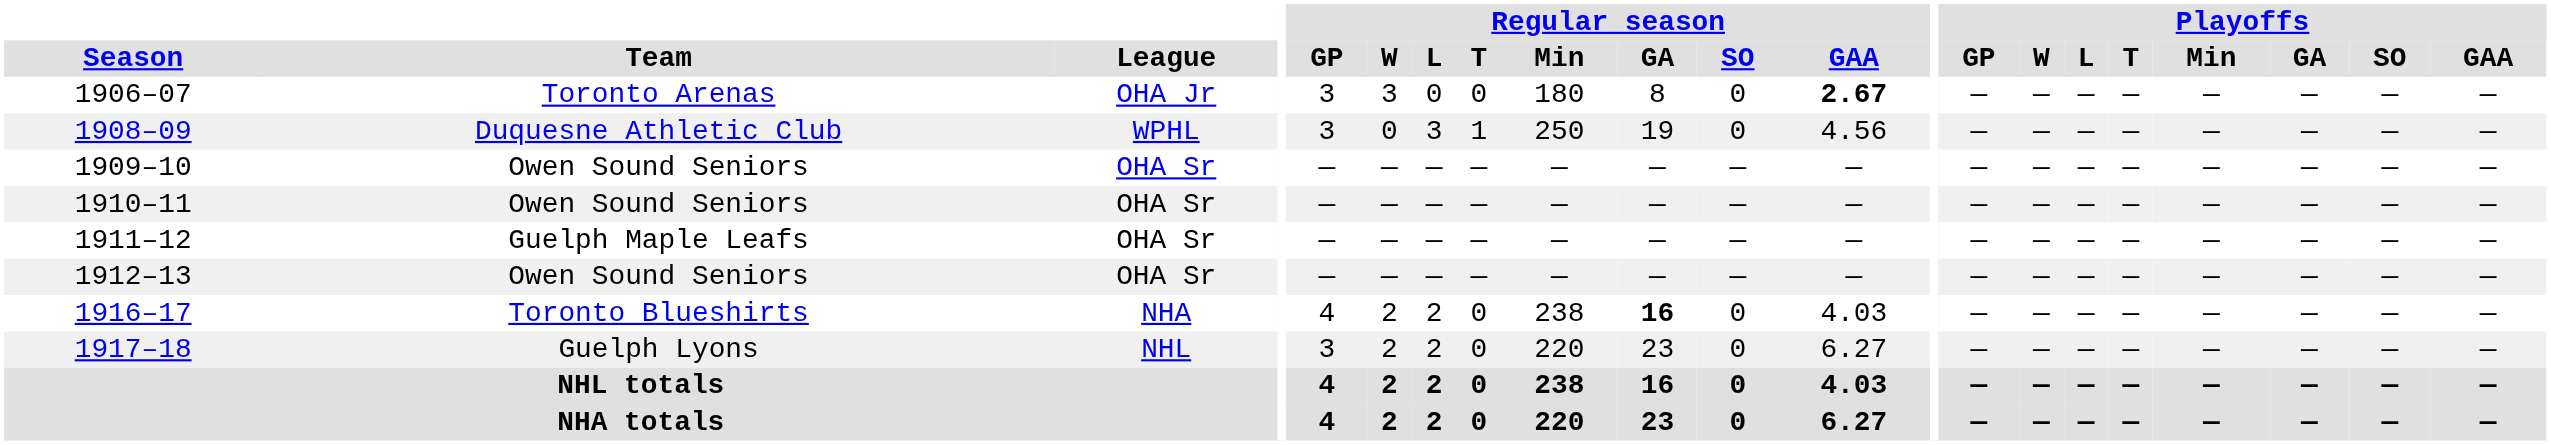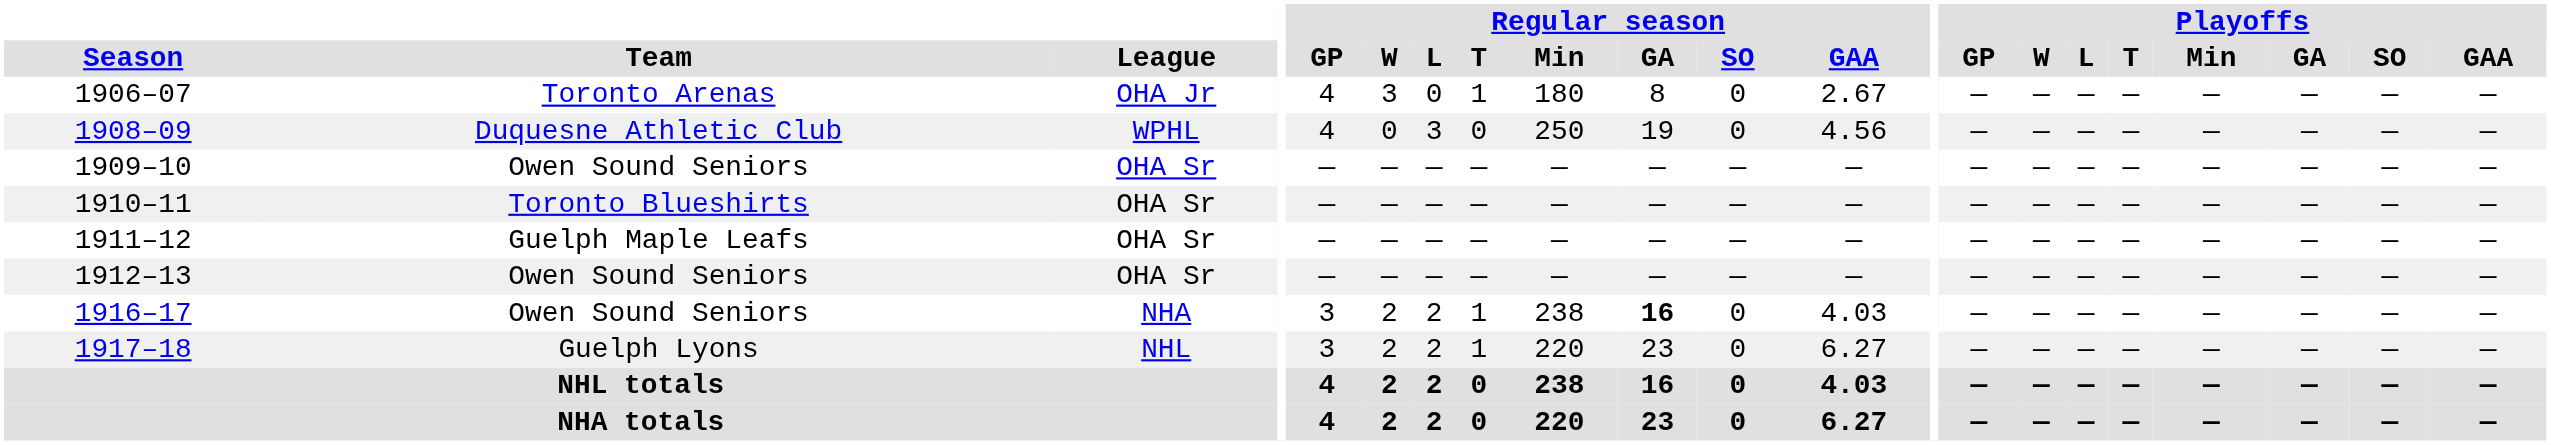(1327, 95) 3 -> (1327, 95) 4
(1479, 95) 0 -> (1479, 95) 1
(1854, 95) bold -> (1854, 95) normal
(1327, 131) 3 -> (1327, 131) 4
(1479, 131) 1 -> (1479, 131) 0
(659, 204) Owen Sound Seniors -> (659, 204) Toronto Blueshirts
(659, 313) Toronto Blueshirts -> (659, 313) Owen Sound Seniors
(1327, 313) 4 -> (1327, 313) 3
(1479, 313) 0 -> (1479, 313) 1
(1479, 350) 0 -> (1479, 350) 1
